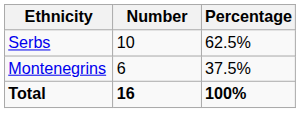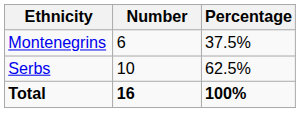rows swapped: (29, 42) <-> (57, 68)
